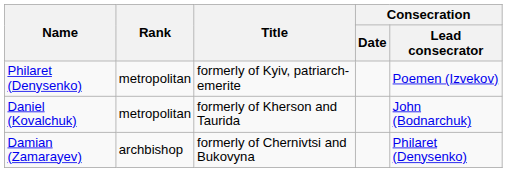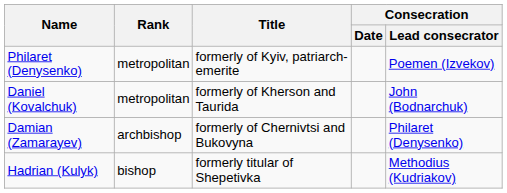+ row: (53, 170)
